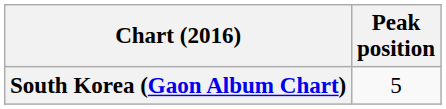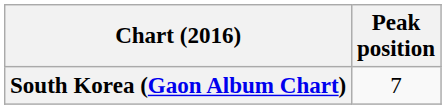(396, 85) 5 -> (396, 85) 7
